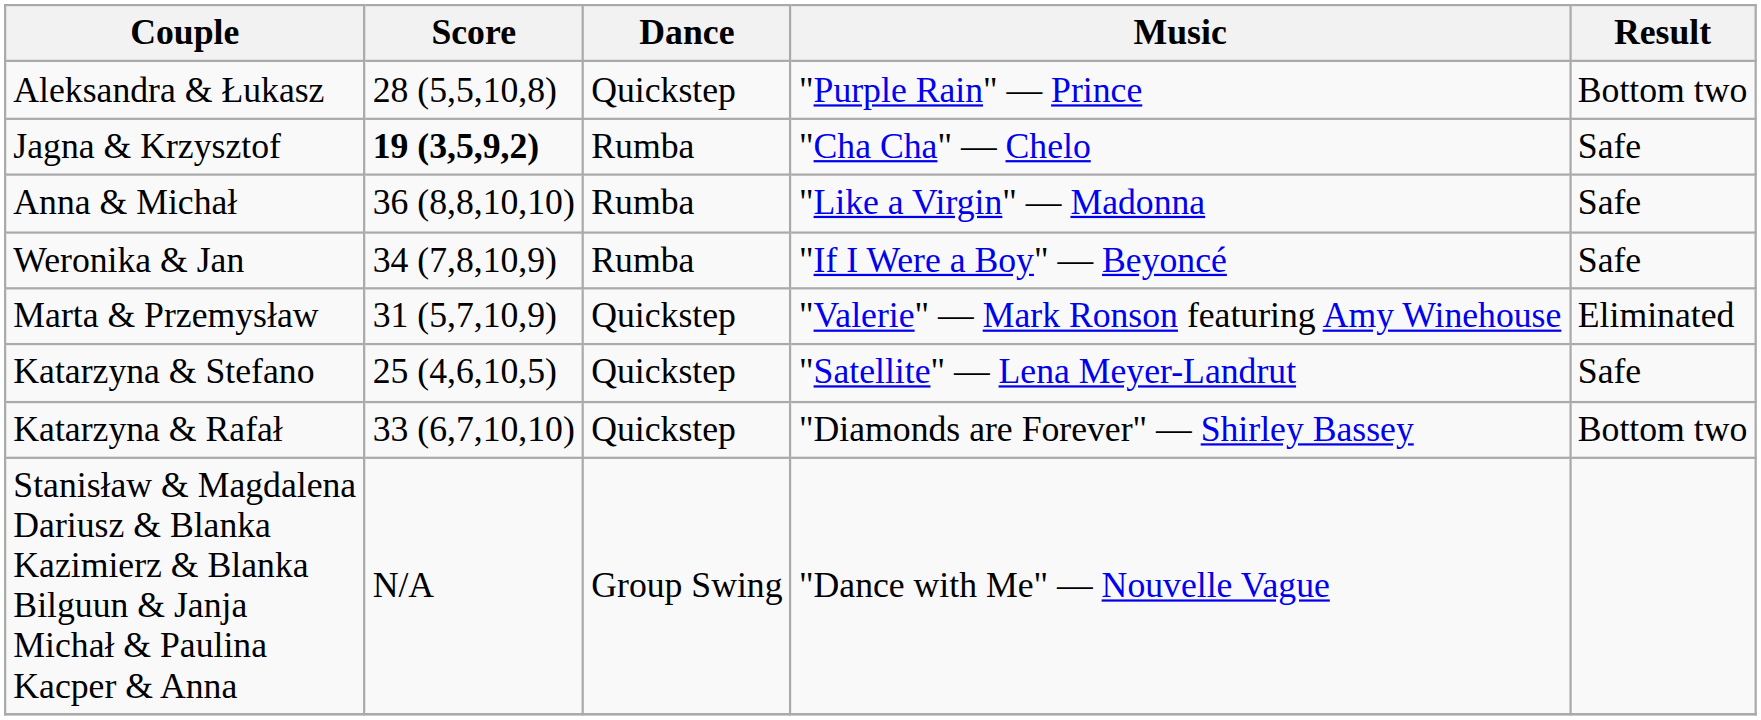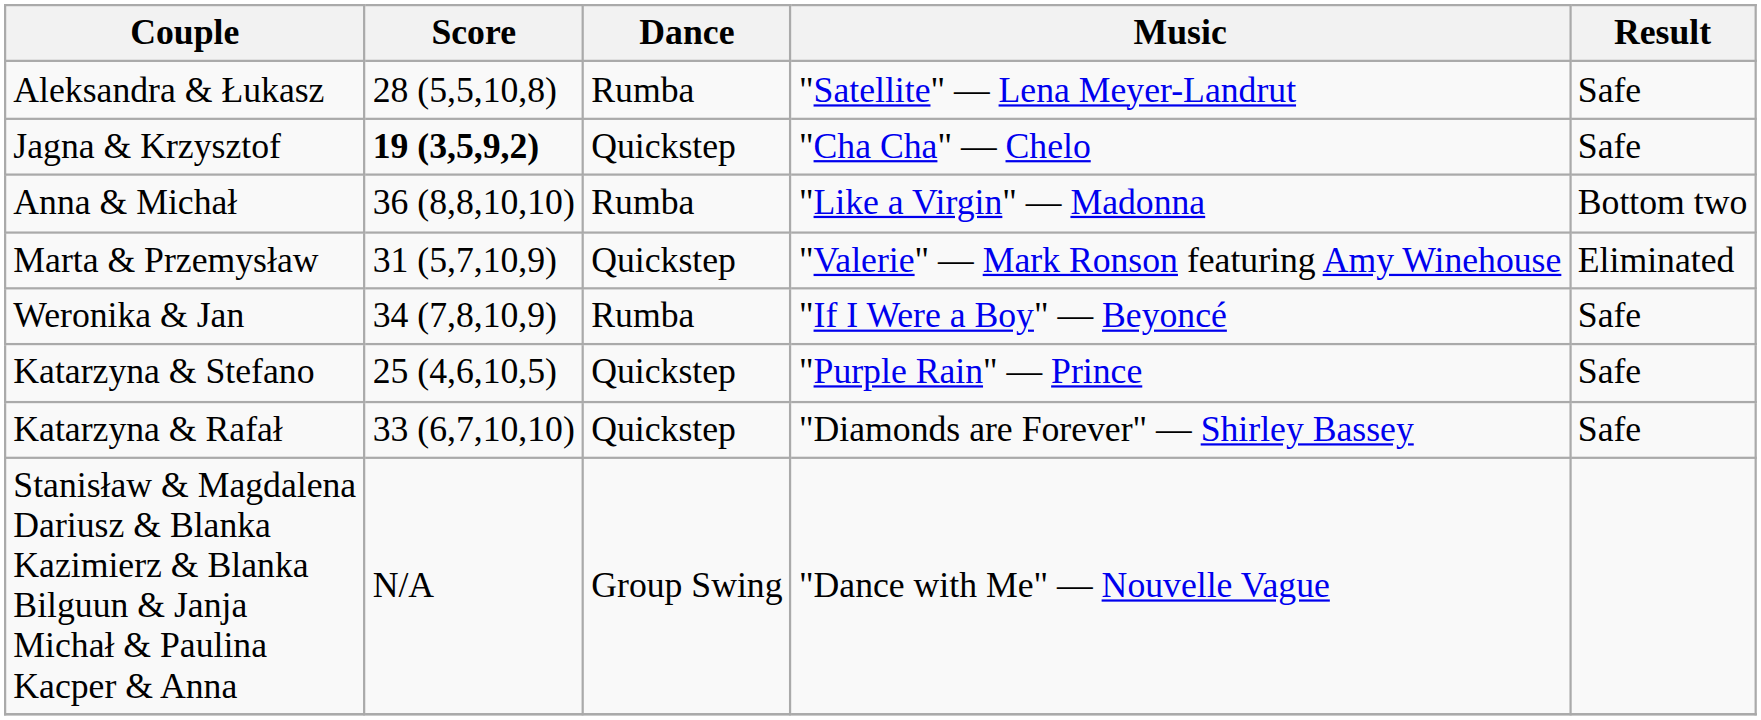(664, 89) Quickstep -> (643, 89) Rumba
(971, 89) "Purple Rain" — Prince -> (1048, 89) "Satellite" — Lena Meyer-Landrut
(1663, 89) Bottom two -> (1609, 89) Safe
(643, 145) Rumba -> (664, 145) Quickstep
(1609, 202) Safe -> (1663, 202) Bottom two
rows swapped: (166, 315) <-> (129, 259)
(1048, 372) "Satellite" — Lena Meyer-Landrut -> (971, 372) "Purple Rain" — Prince
(1663, 428) Bottom two -> (1609, 428) Safe
